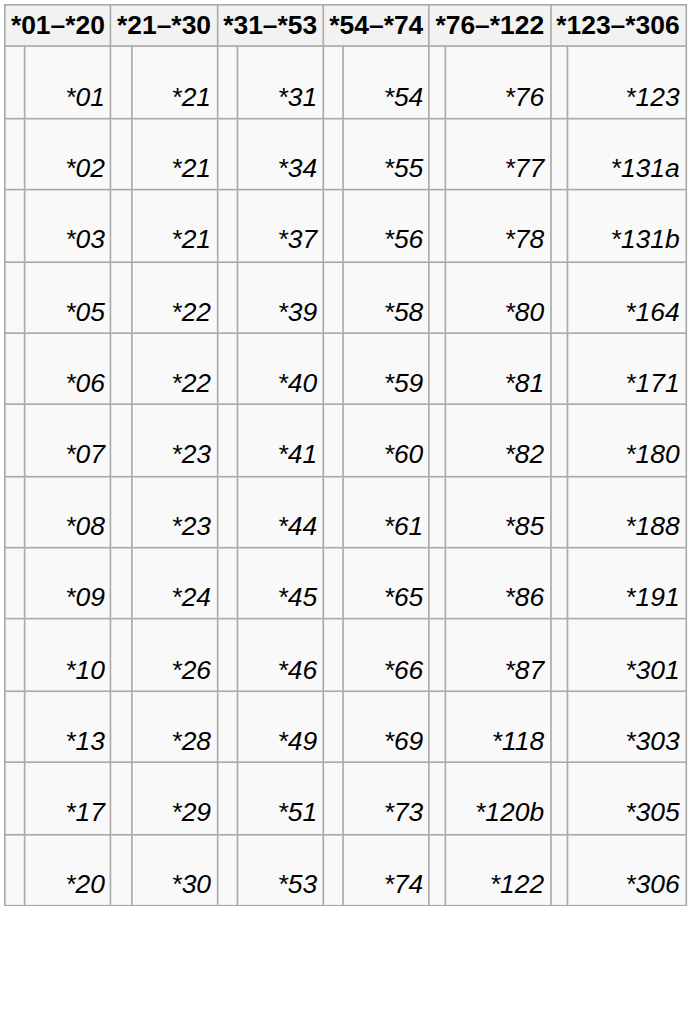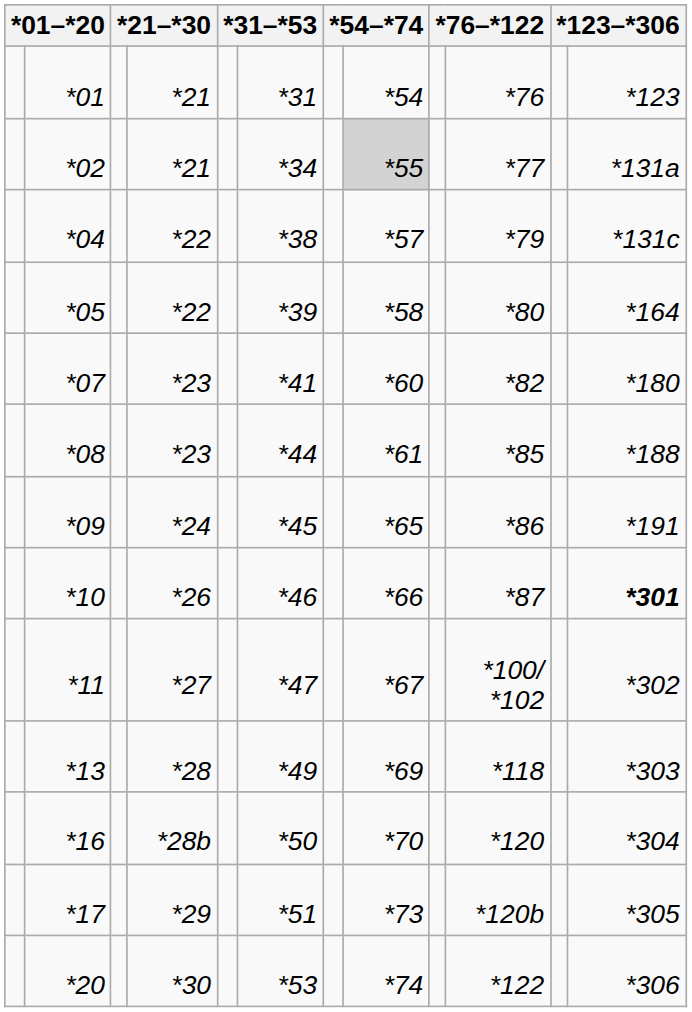(403, 168) no background -> (403, 168) lightgrey background
- row: (85, 240)
+ row: (85, 240)
- row: (85, 383)
(652, 669) normal -> (652, 597) bold
+ row: (86, 684)
+ row: (85, 842)
